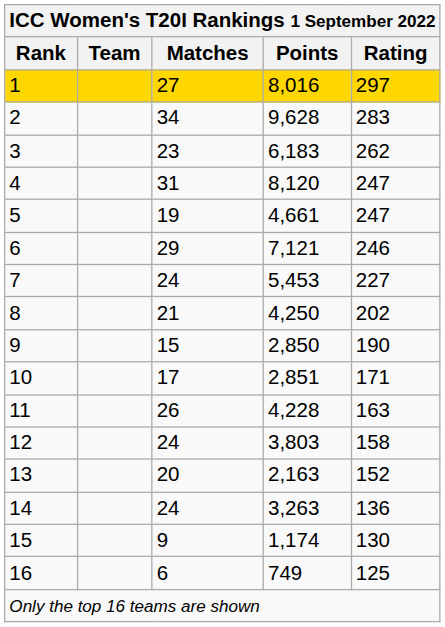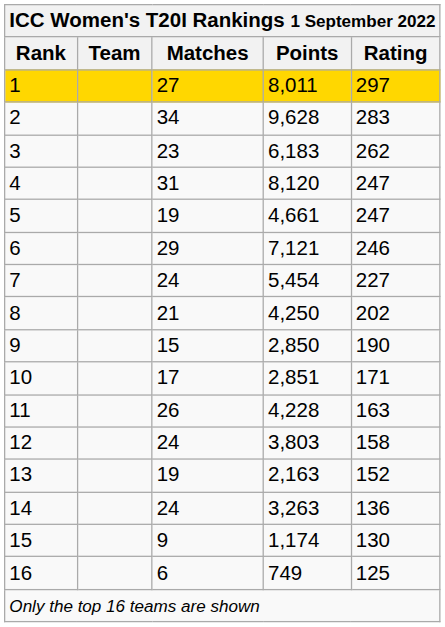(294, 85) 8,016 -> (293, 85) 8,011
(294, 280) 5,453 -> (294, 280) 5,454
(168, 475) 20 -> (168, 475) 19
